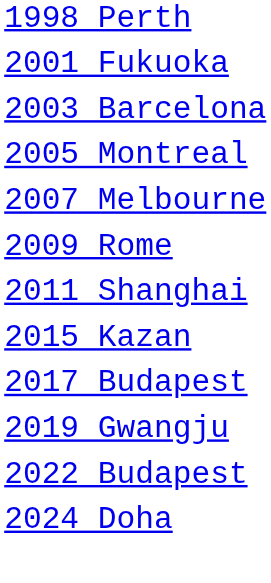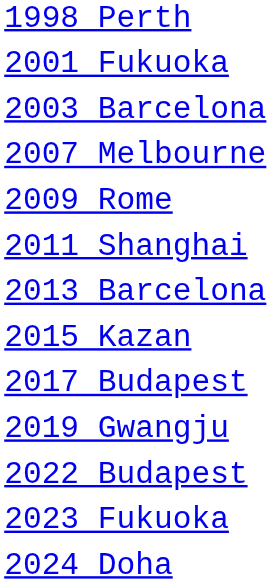- row: (126, 155)
+ row: (135, 292)
+ row: (117, 520)
